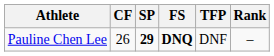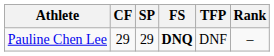(123, 39) 26 -> (123, 39) 29
(147, 39) bold -> (147, 39) normal
